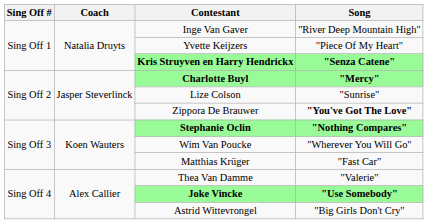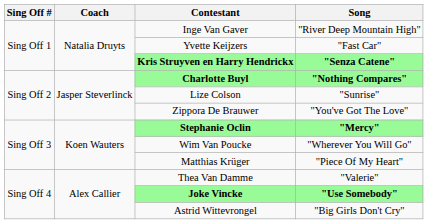(359, 45) "Piece Of My Heart" -> (359, 45) "Fast Car"
(359, 78) "Mercy" -> (359, 78) "Nothing Compares"
(359, 111) bold -> (359, 111) normal
(359, 128) "Nothing Compares" -> (359, 128) "Mercy"
(359, 161) "Fast Car" -> (359, 161) "Piece Of My Heart"
